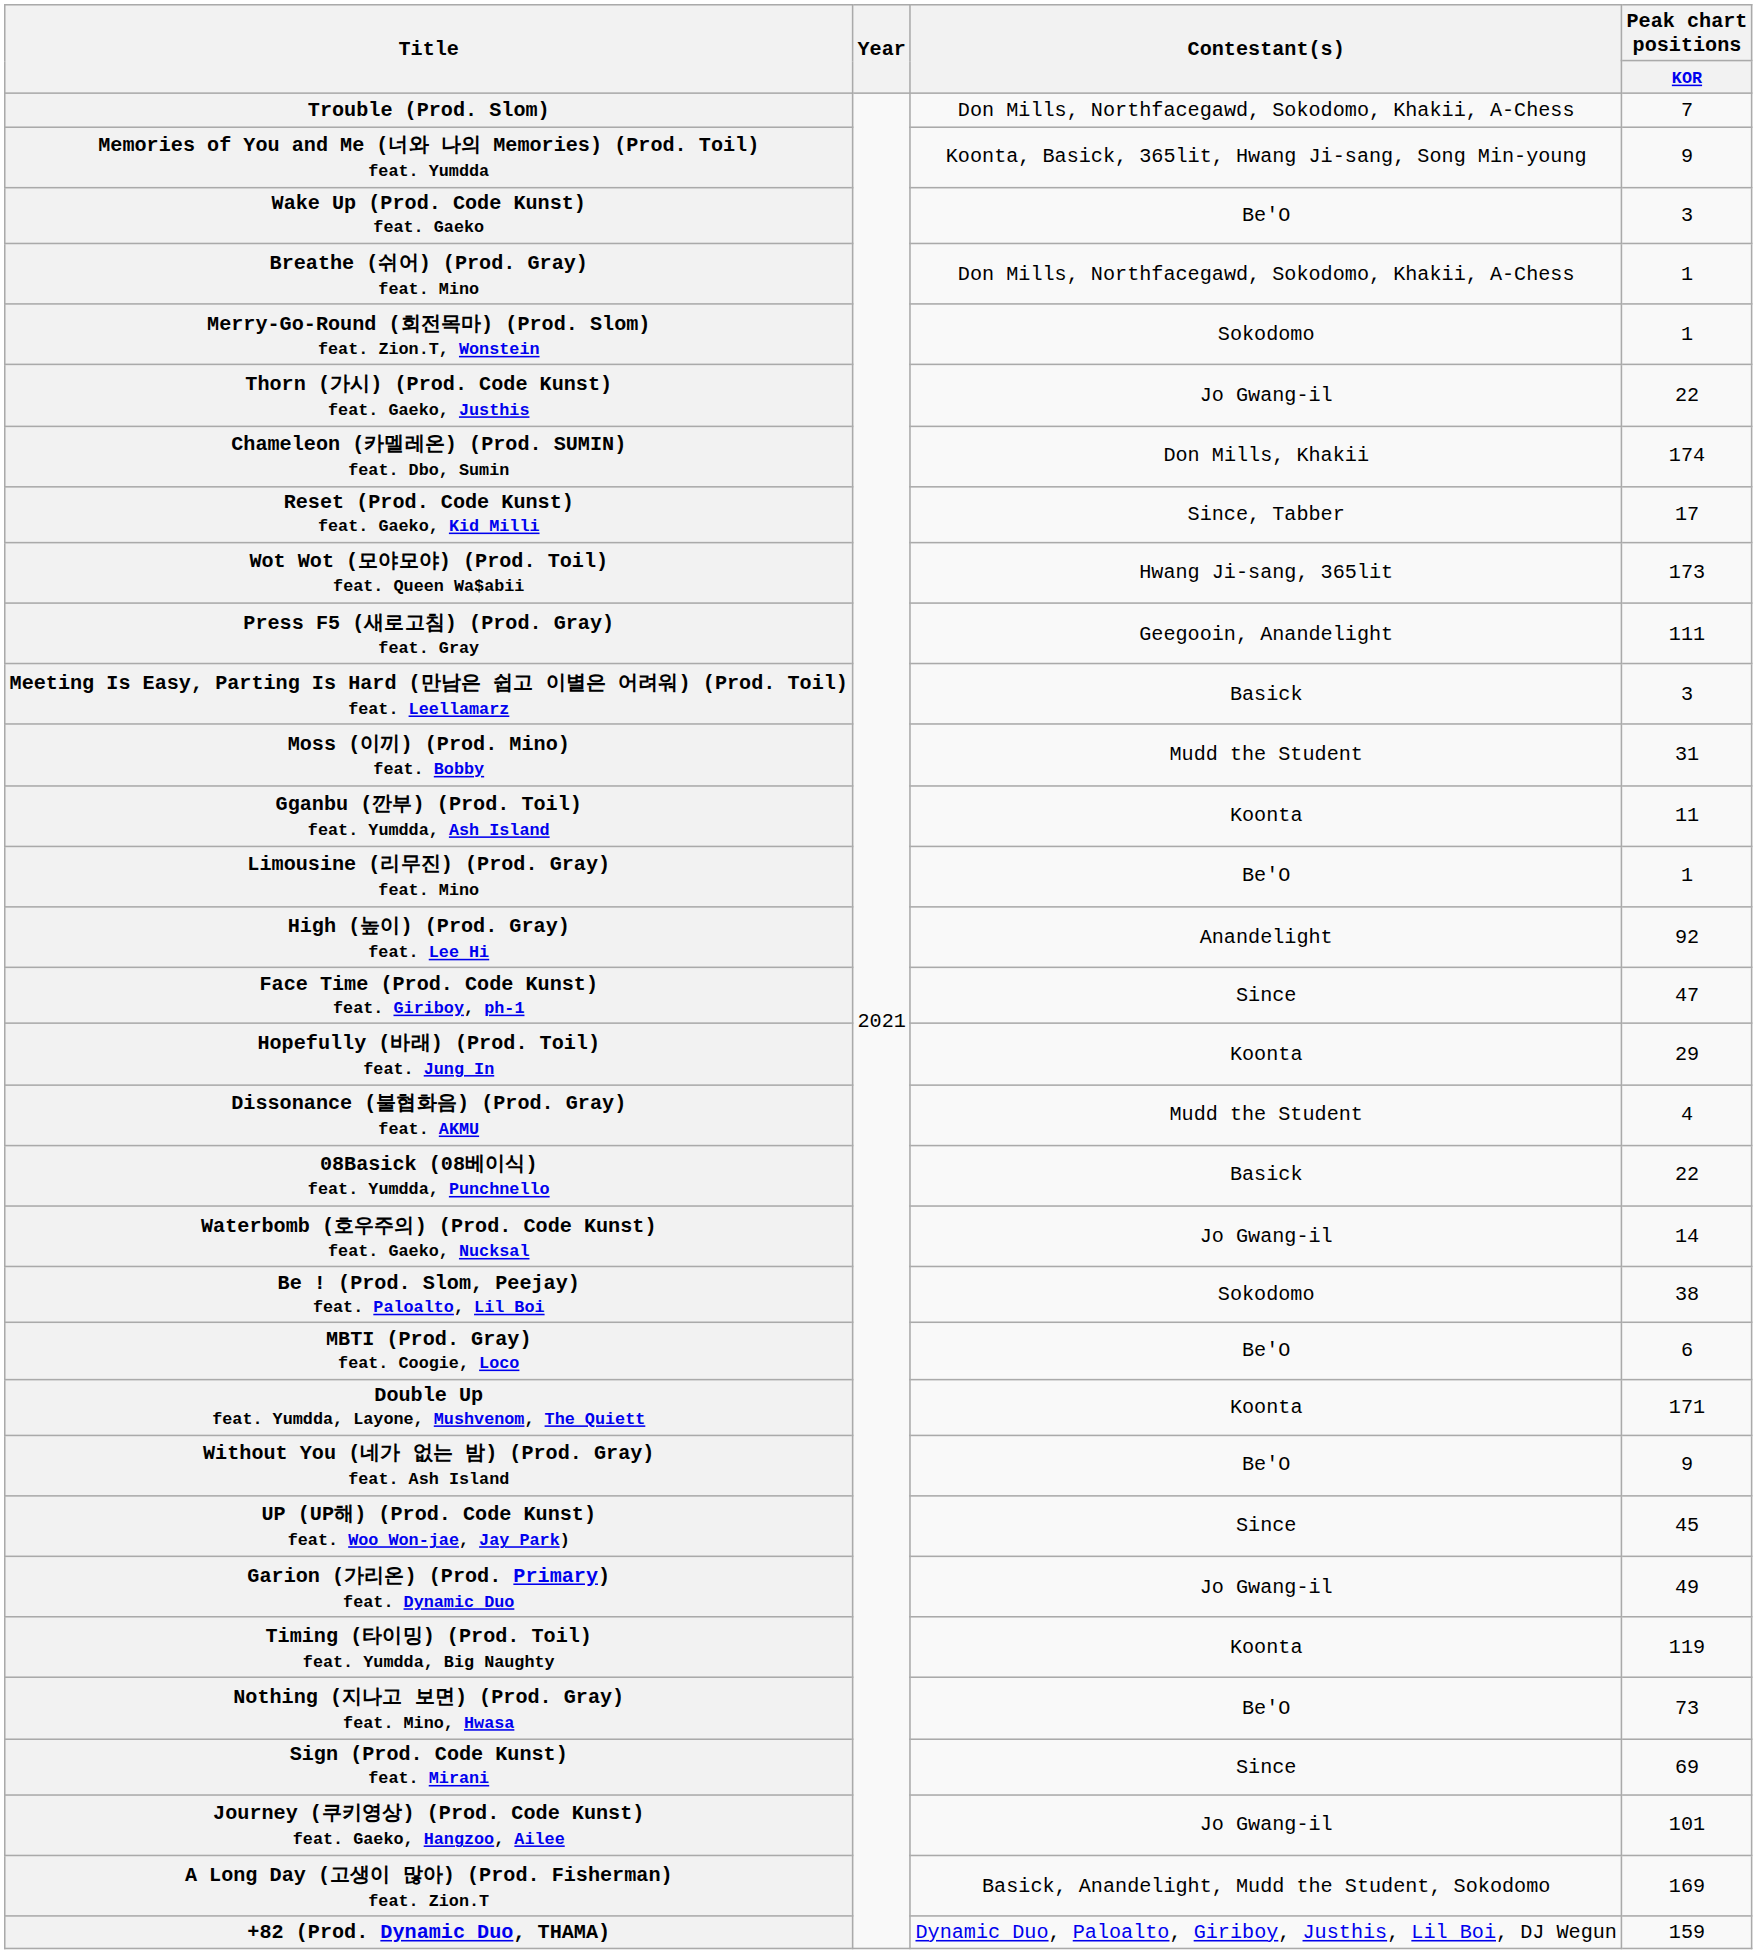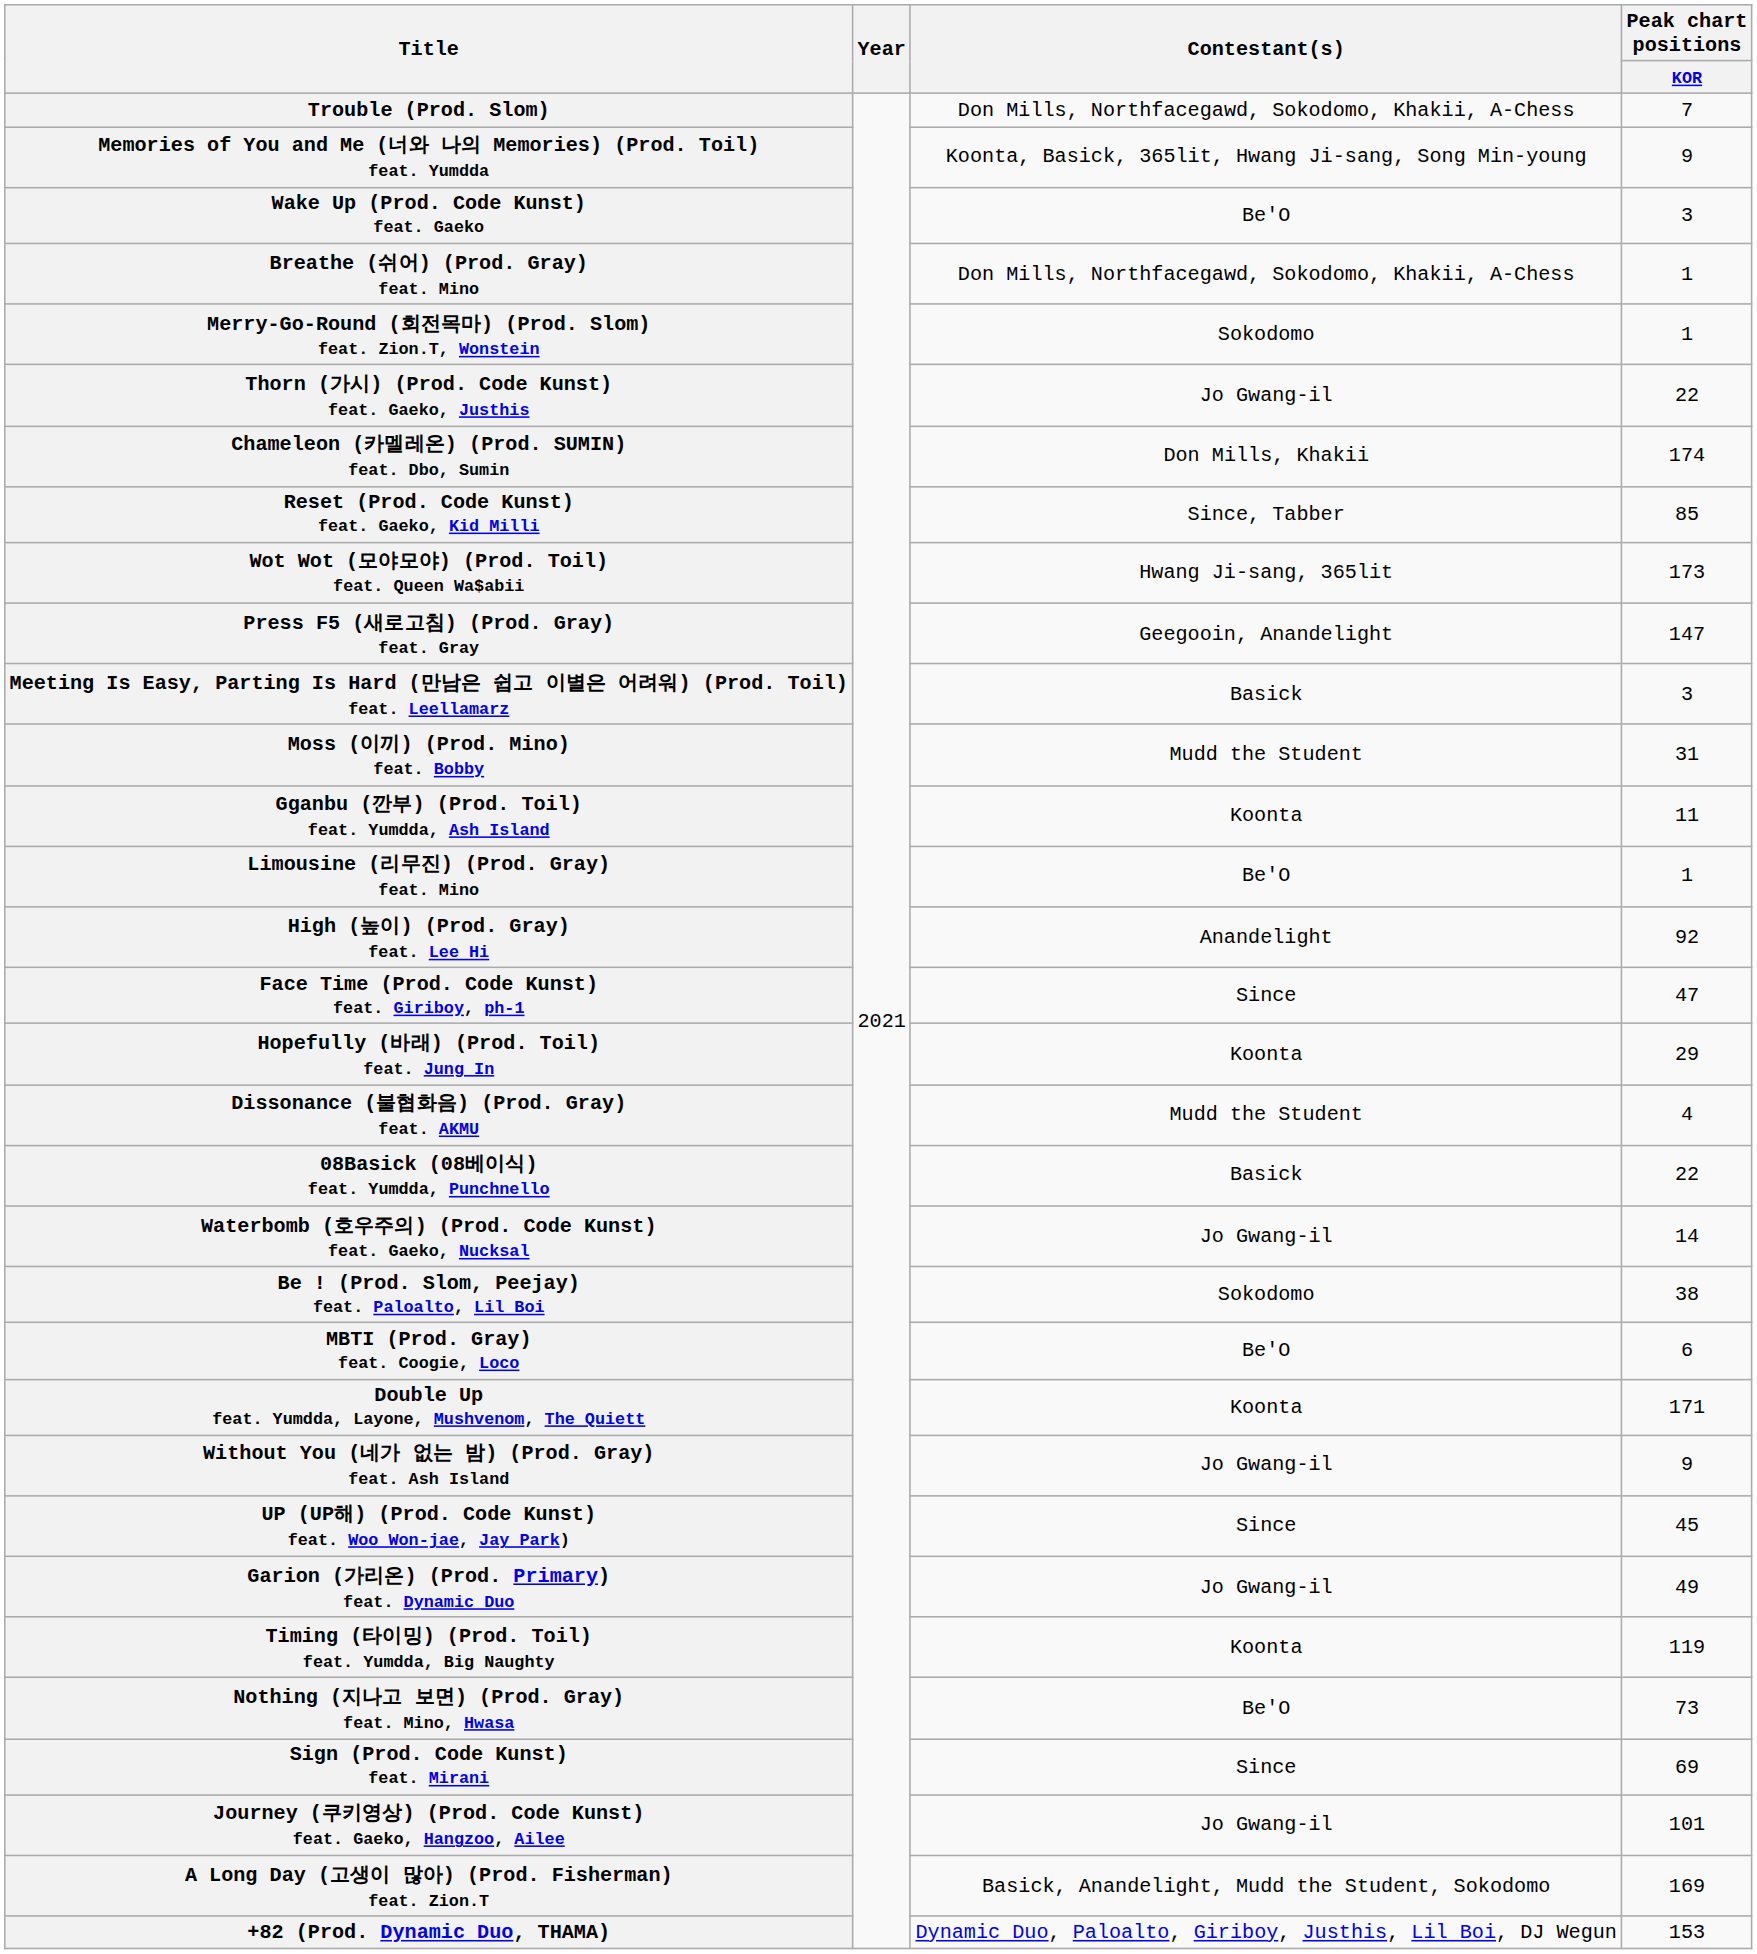(1687, 514) 17 -> (1687, 514) 85
(1687, 634) 111 -> (1687, 634) 147
(1266, 1465) Be'O -> (1266, 1465) Jo Gwang-il
(1687, 1933) 159 -> (1687, 1933) 153
